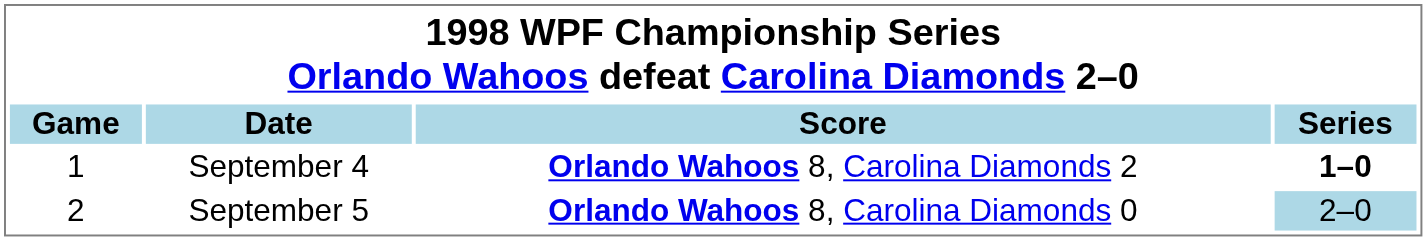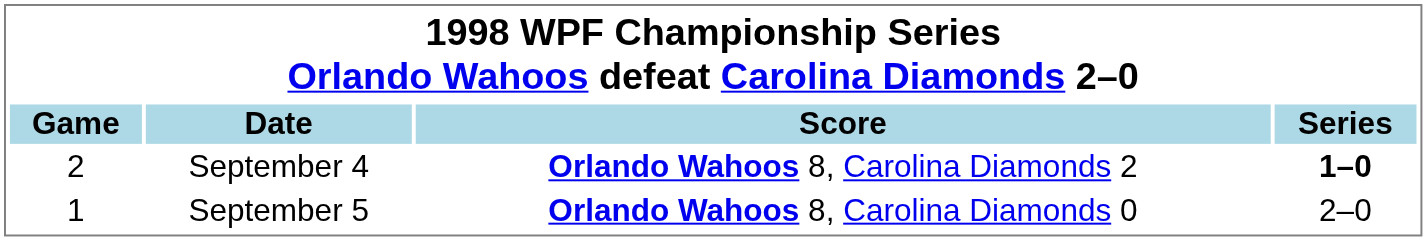(76, 167) 1 -> (76, 167) 2
(76, 210) 2 -> (76, 210) 1
(1345, 210) lightblue background -> (1345, 210) no background
